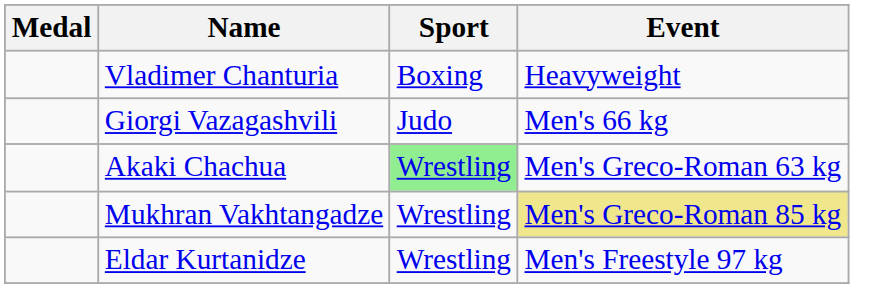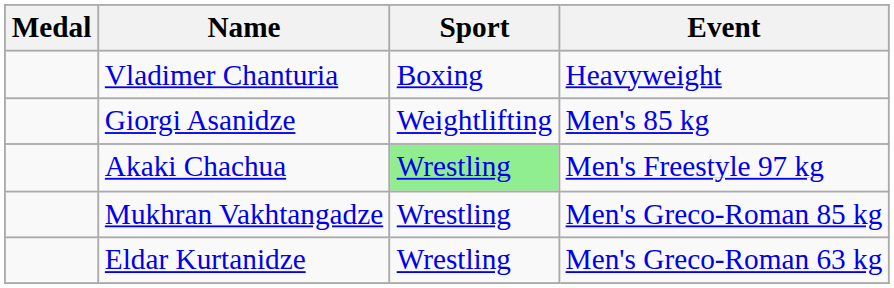- row: (221, 120)
+ row: (200, 120)
(683, 167) Men's Greco-Roman 63 kg -> (695, 167) Men's Freestyle 97 kg
(683, 213) khaki background -> (724, 213) no background
(654, 259) Men's Freestyle 97 kg -> (724, 259) Men's Greco-Roman 63 kg
